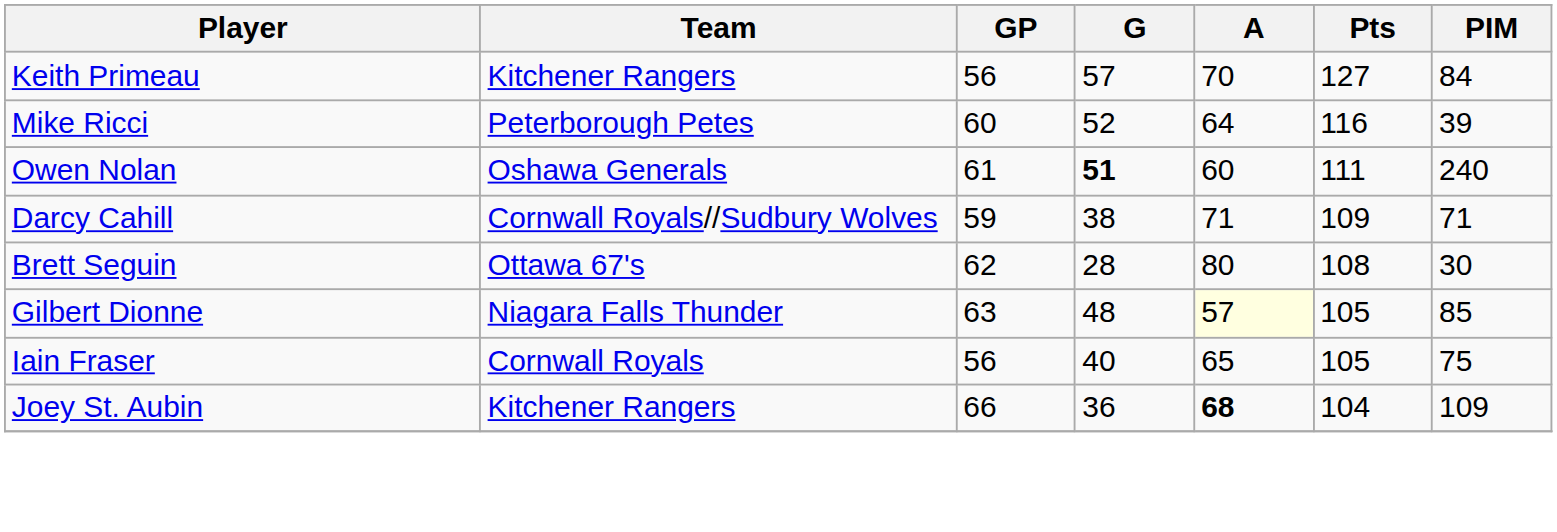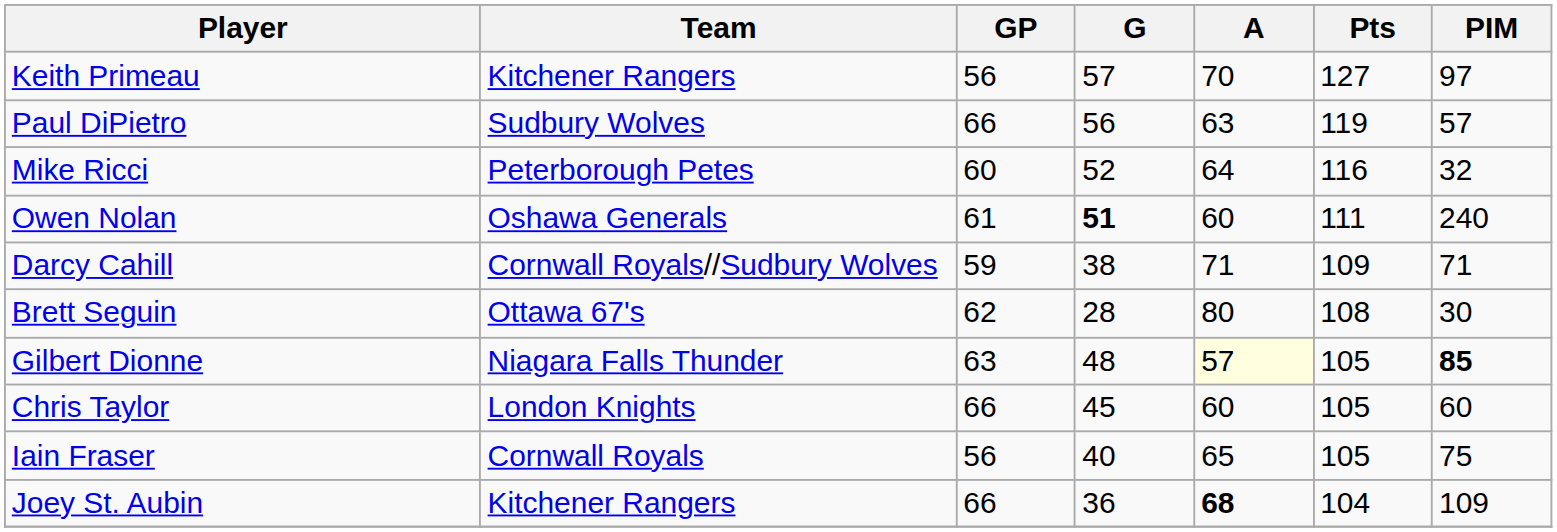(1456, 75) 84 -> (1456, 75) 97
+ row: (99, 123)
(1456, 123) 39 -> (1456, 170) 32
(1456, 312) normal -> (1456, 360) bold
+ row: (91, 407)
